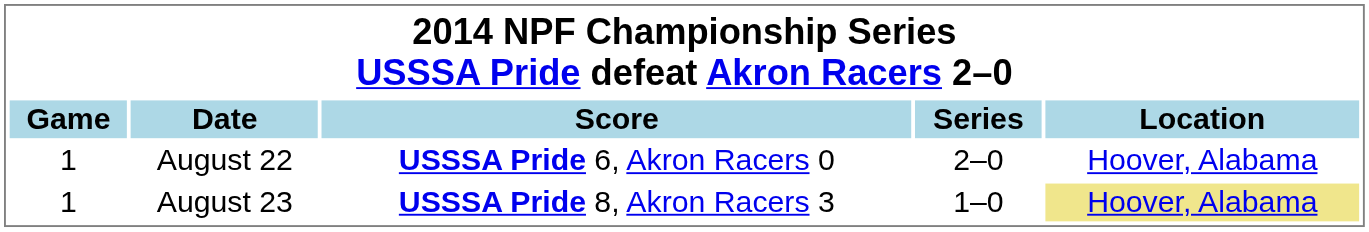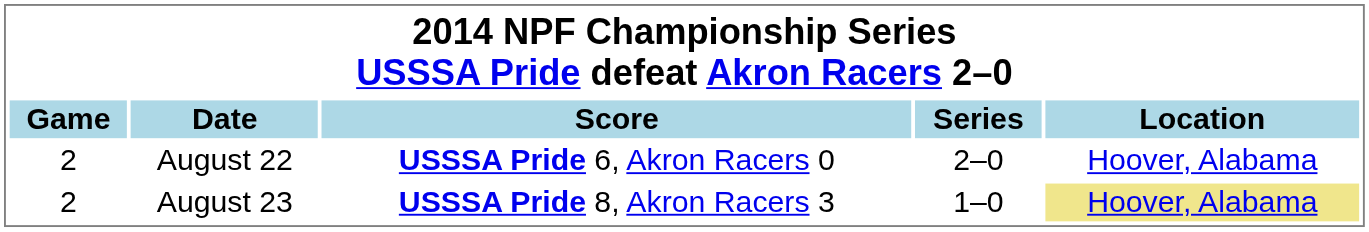(68, 160) 1 -> (68, 160) 2
(68, 202) 1 -> (68, 202) 2
